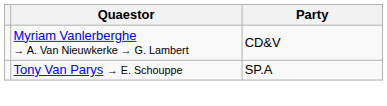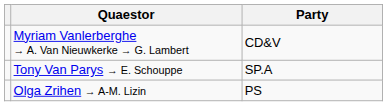+ row: (80, 91)
